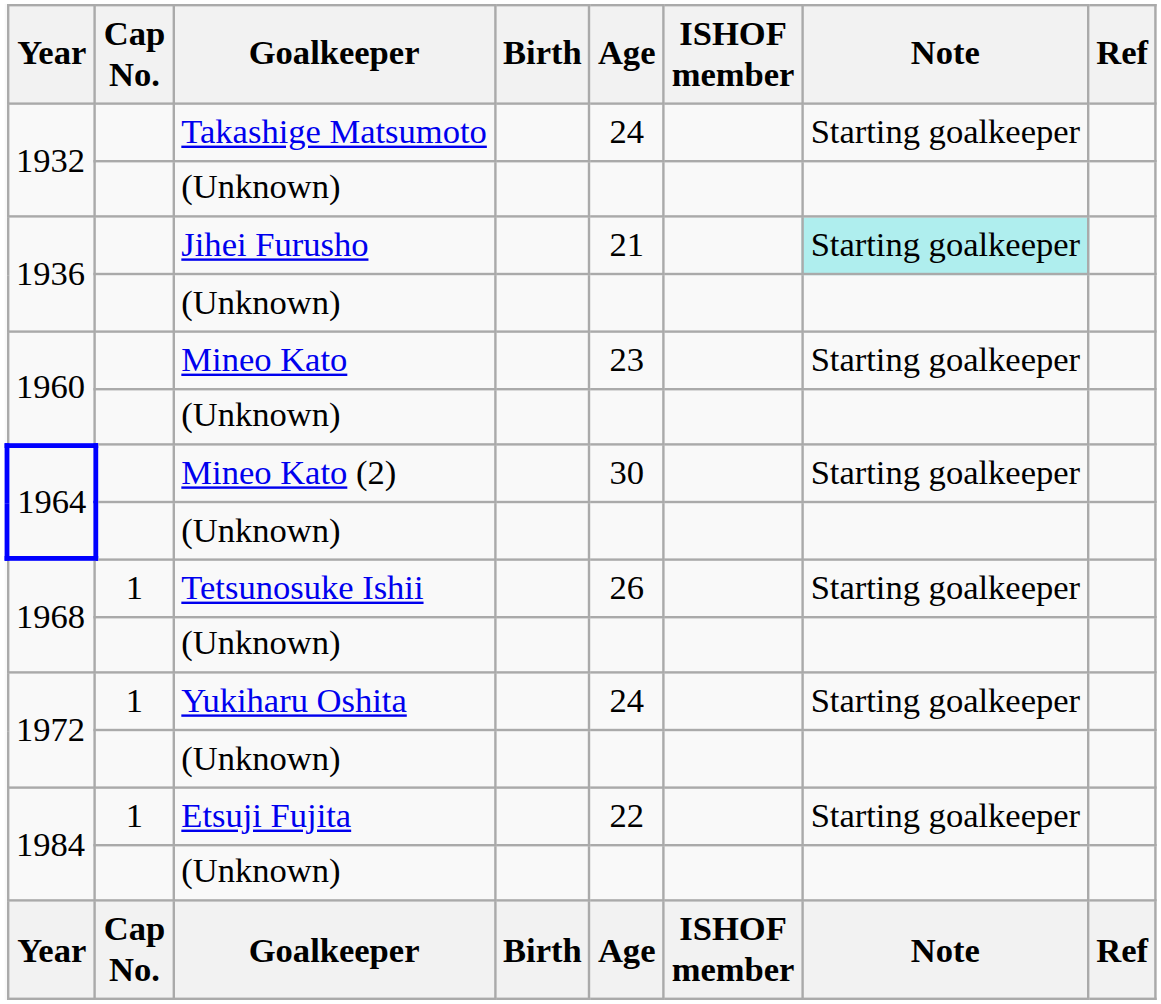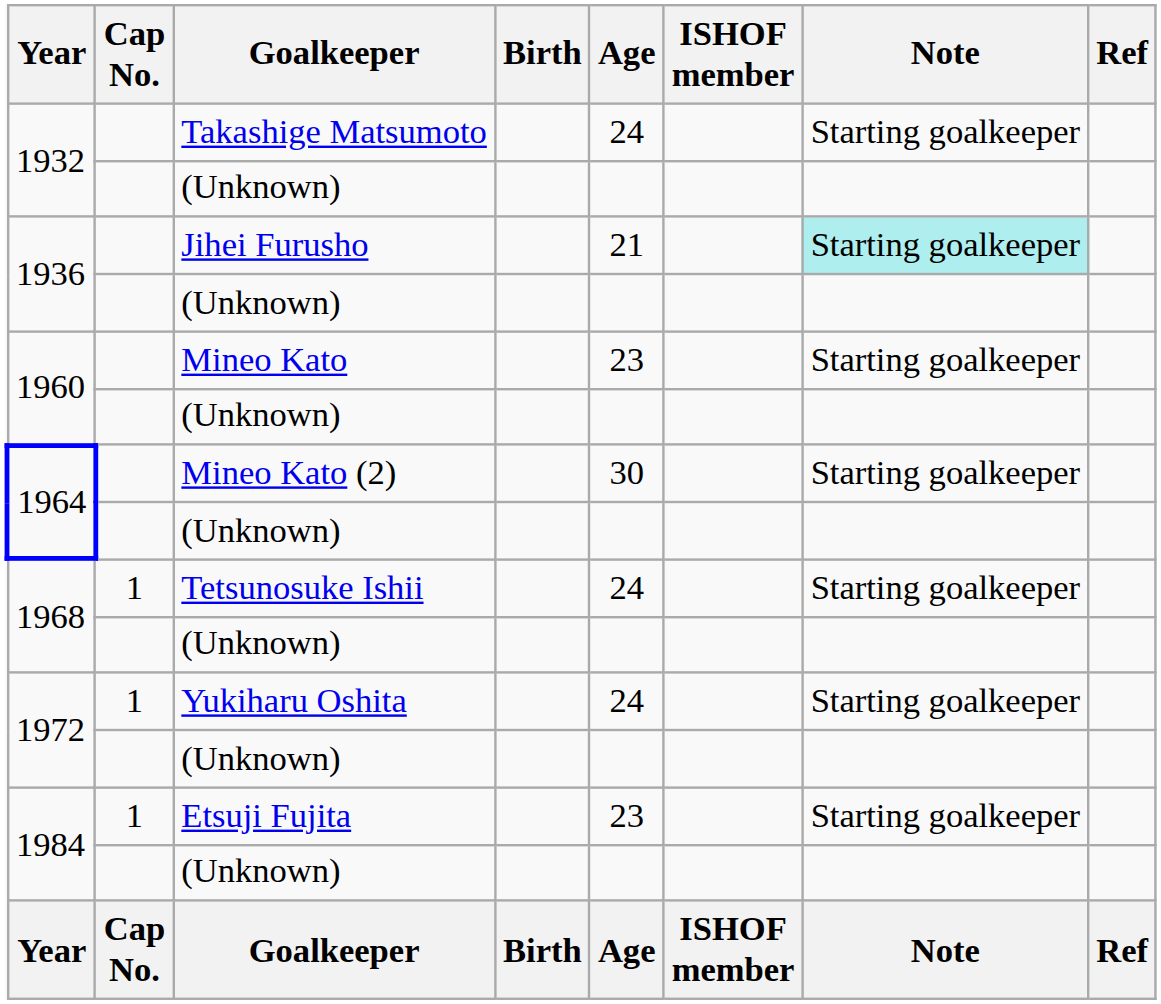(627, 587) 26 -> (627, 587) 24
(627, 815) 22 -> (627, 815) 23
